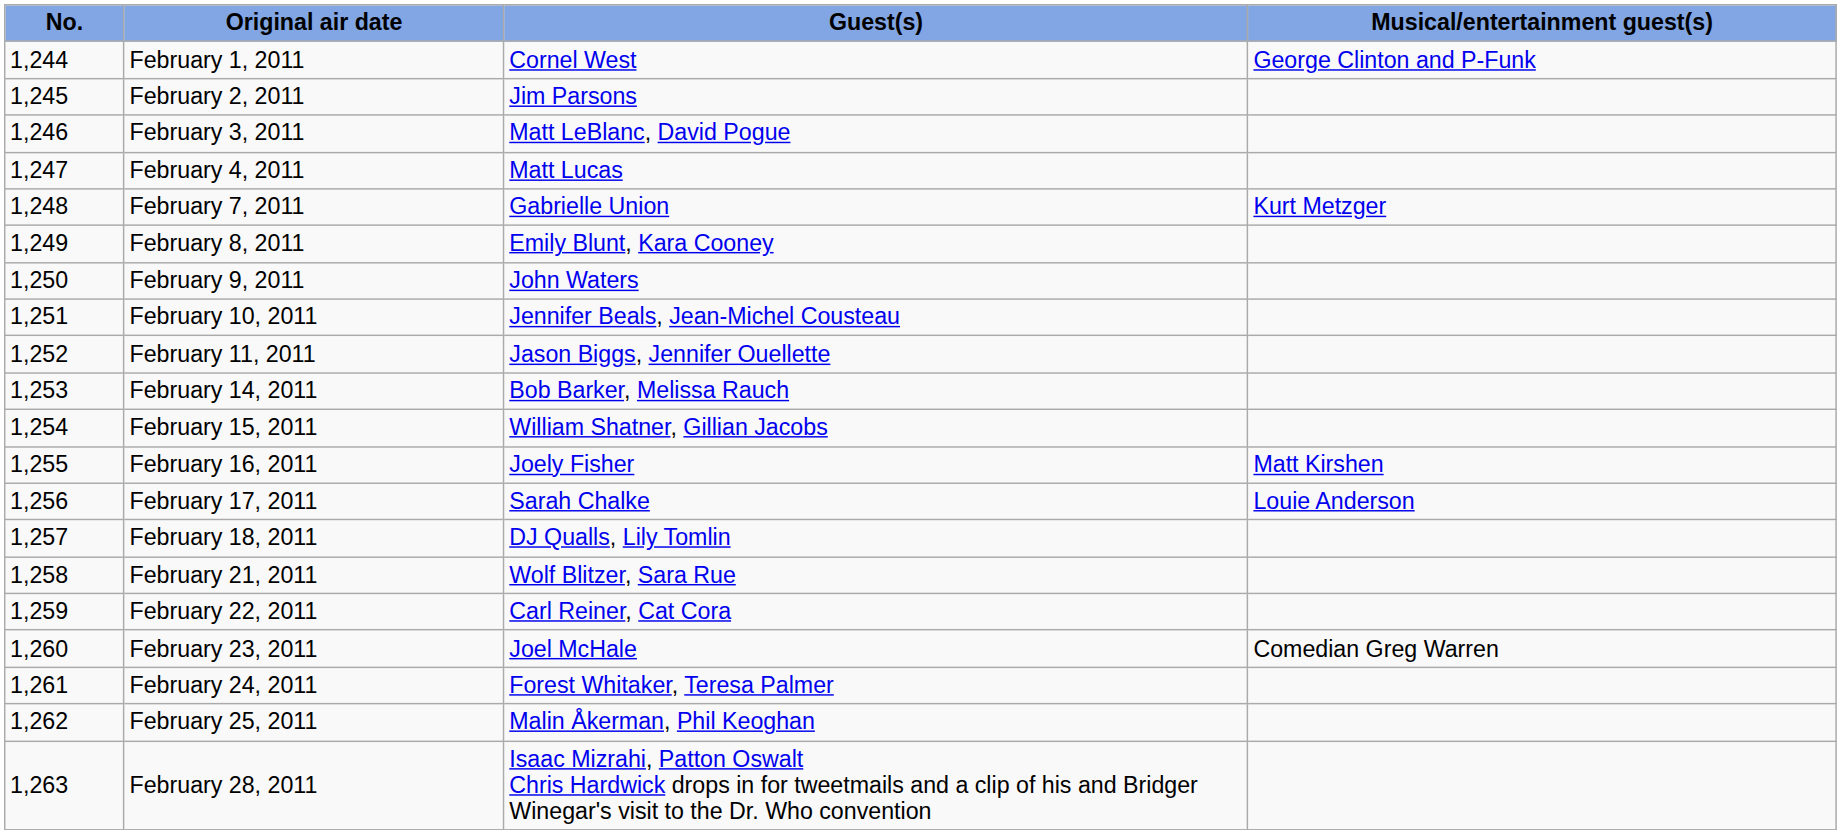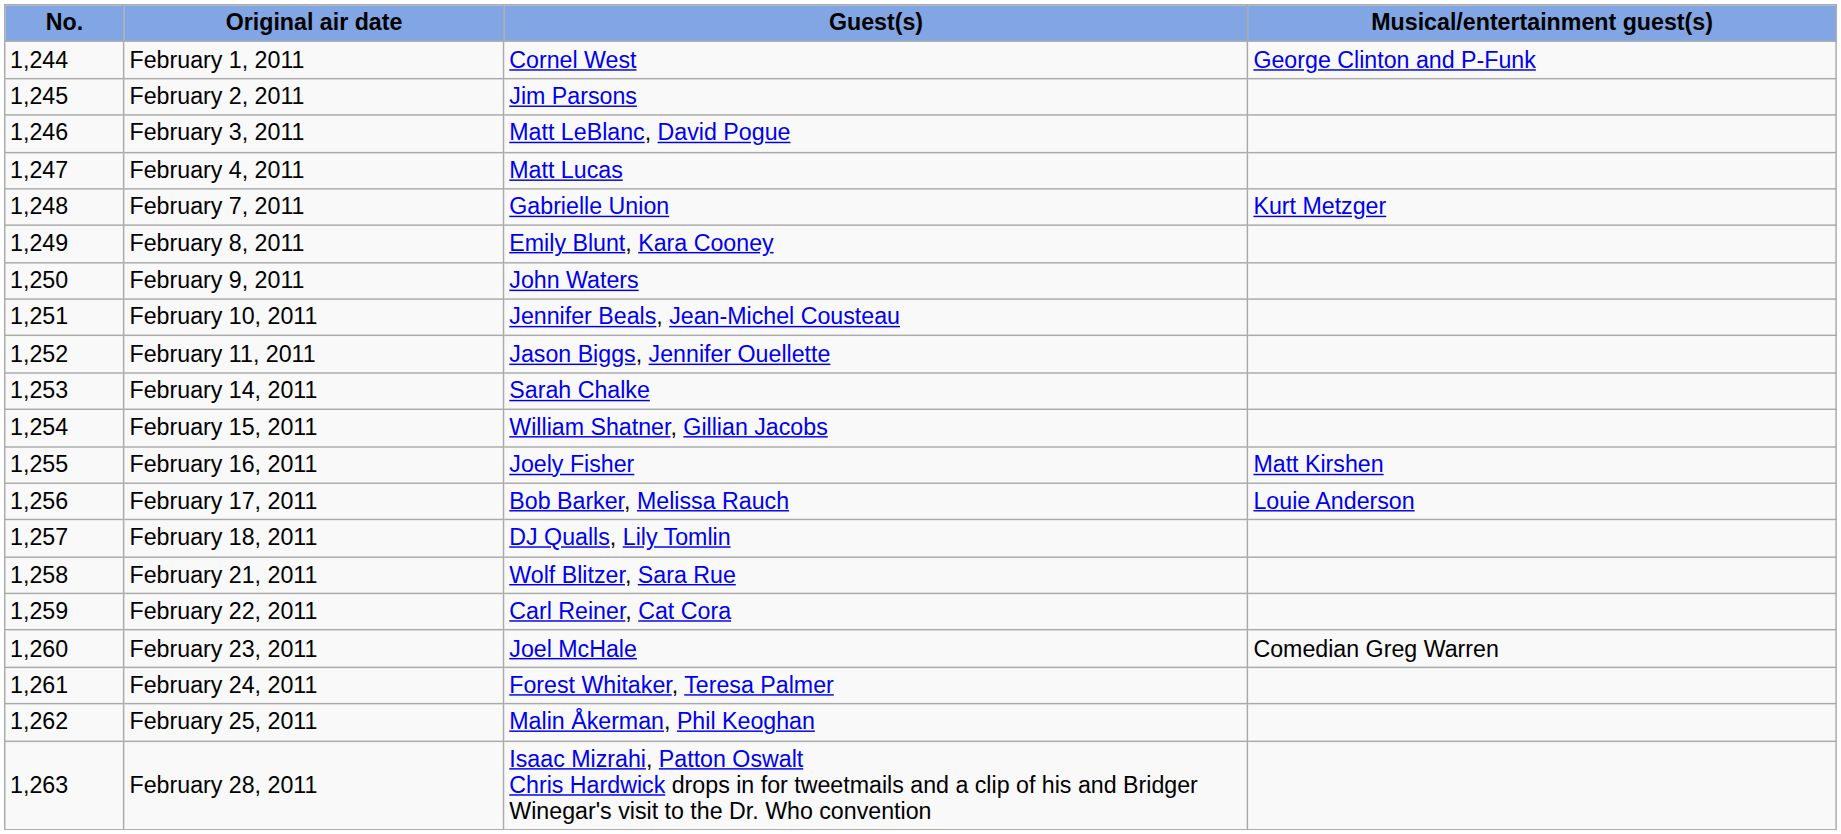(649, 390) Bob Barker, Melissa Rauch -> (580, 390) Sarah Chalke
(580, 501) Sarah Chalke -> (649, 501) Bob Barker, Melissa Rauch
